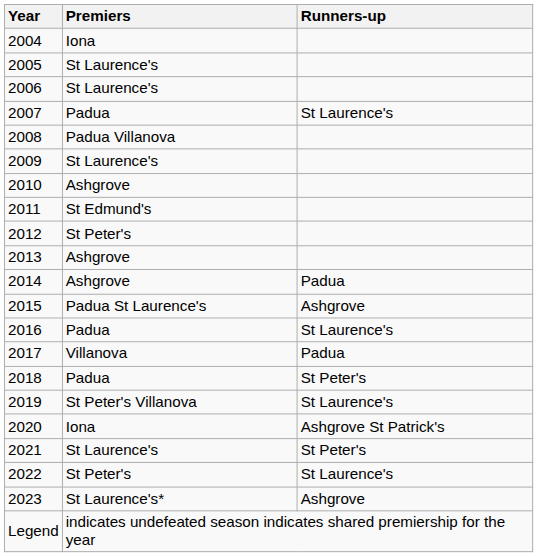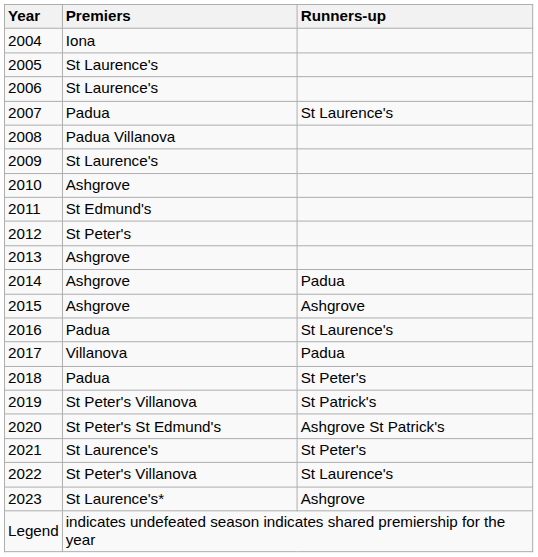(136, 305) Padua St Laurence's -> (98, 305) Ashgrove
(347, 402) St Laurence's -> (338, 402) St Patrick's
(80, 426) Iona -> (143, 426) St Peter's St Edmund's
(98, 474) St Peter's -> (131, 474) St Peter's Villanova
